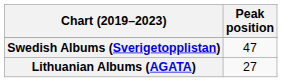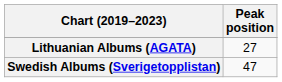rows swapped: (114, 67) <-> (114, 47)
